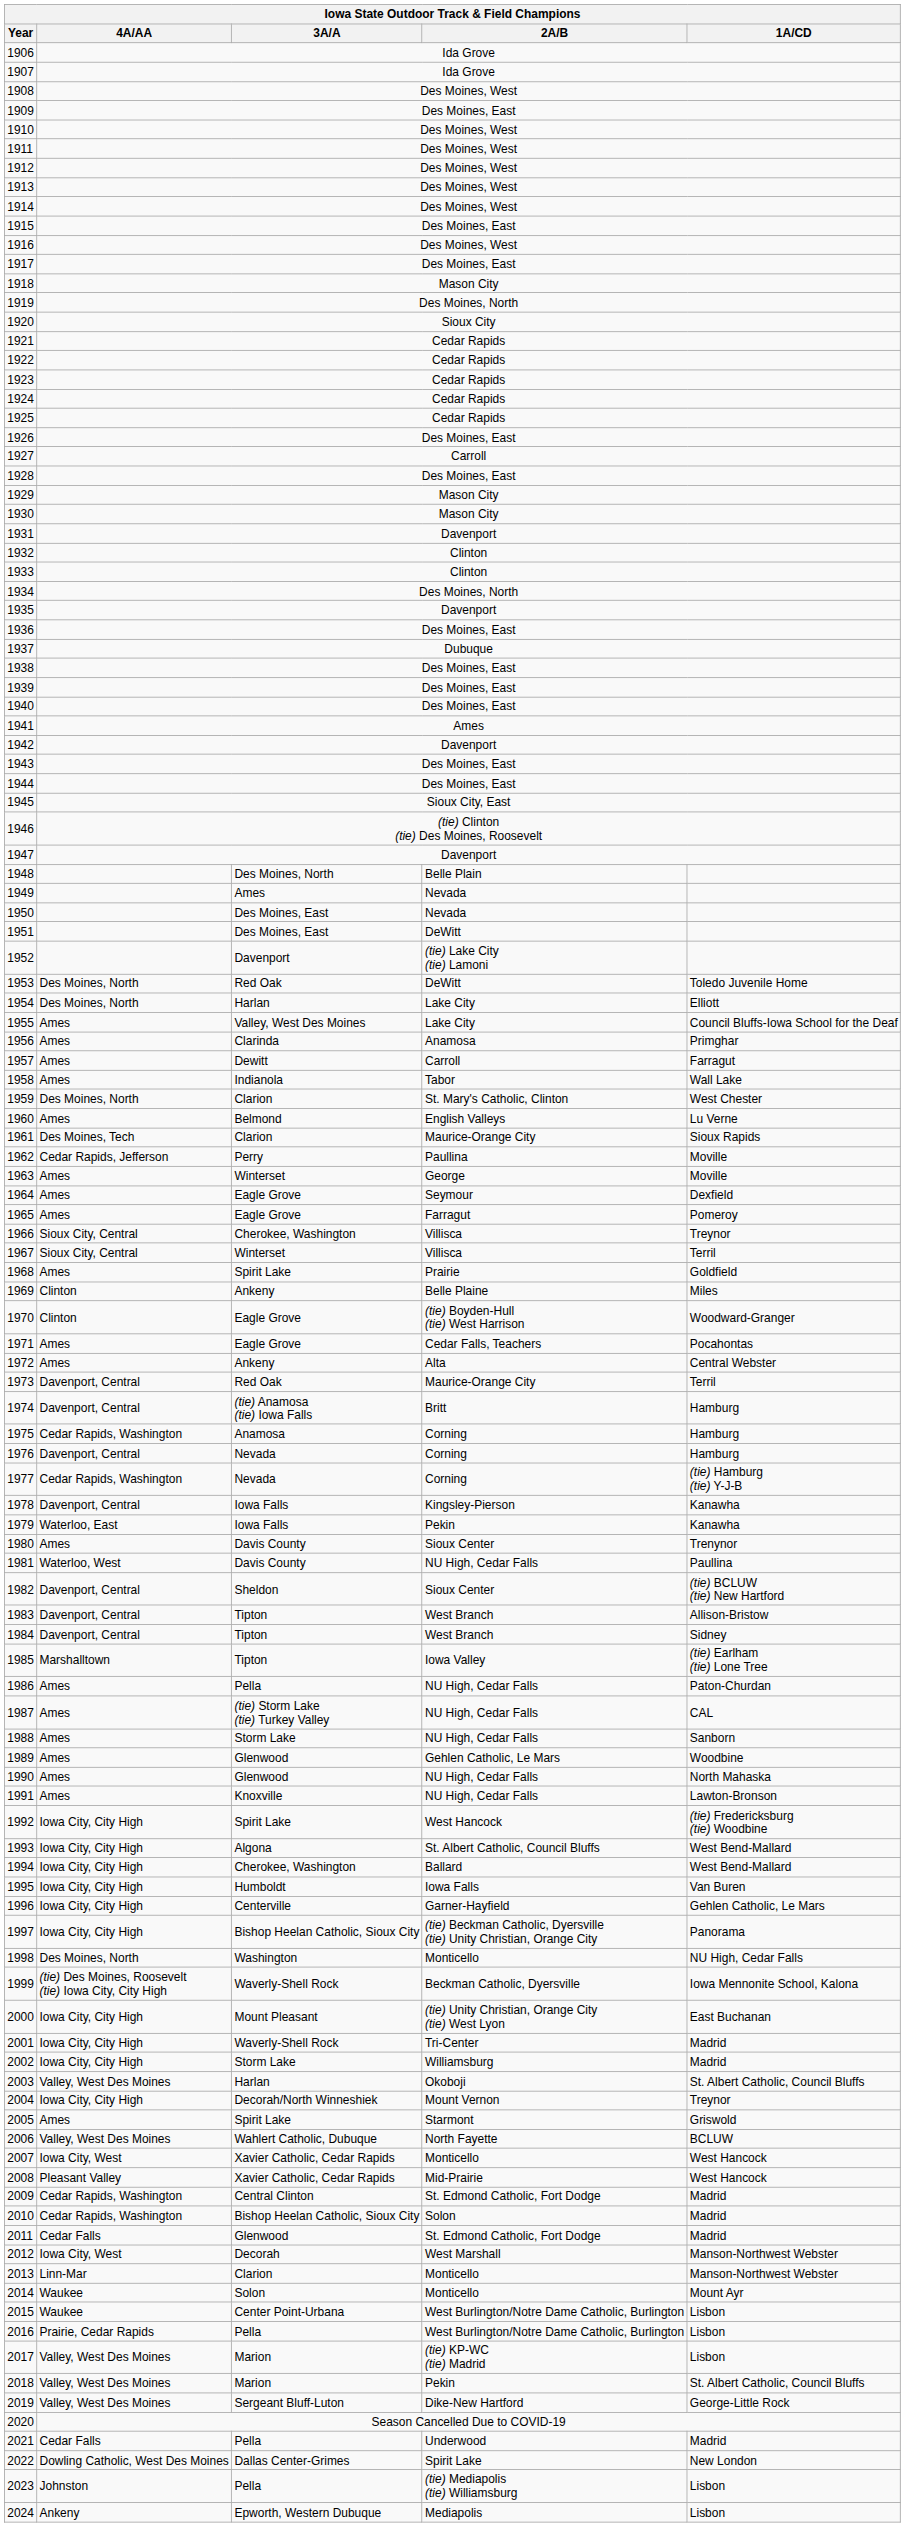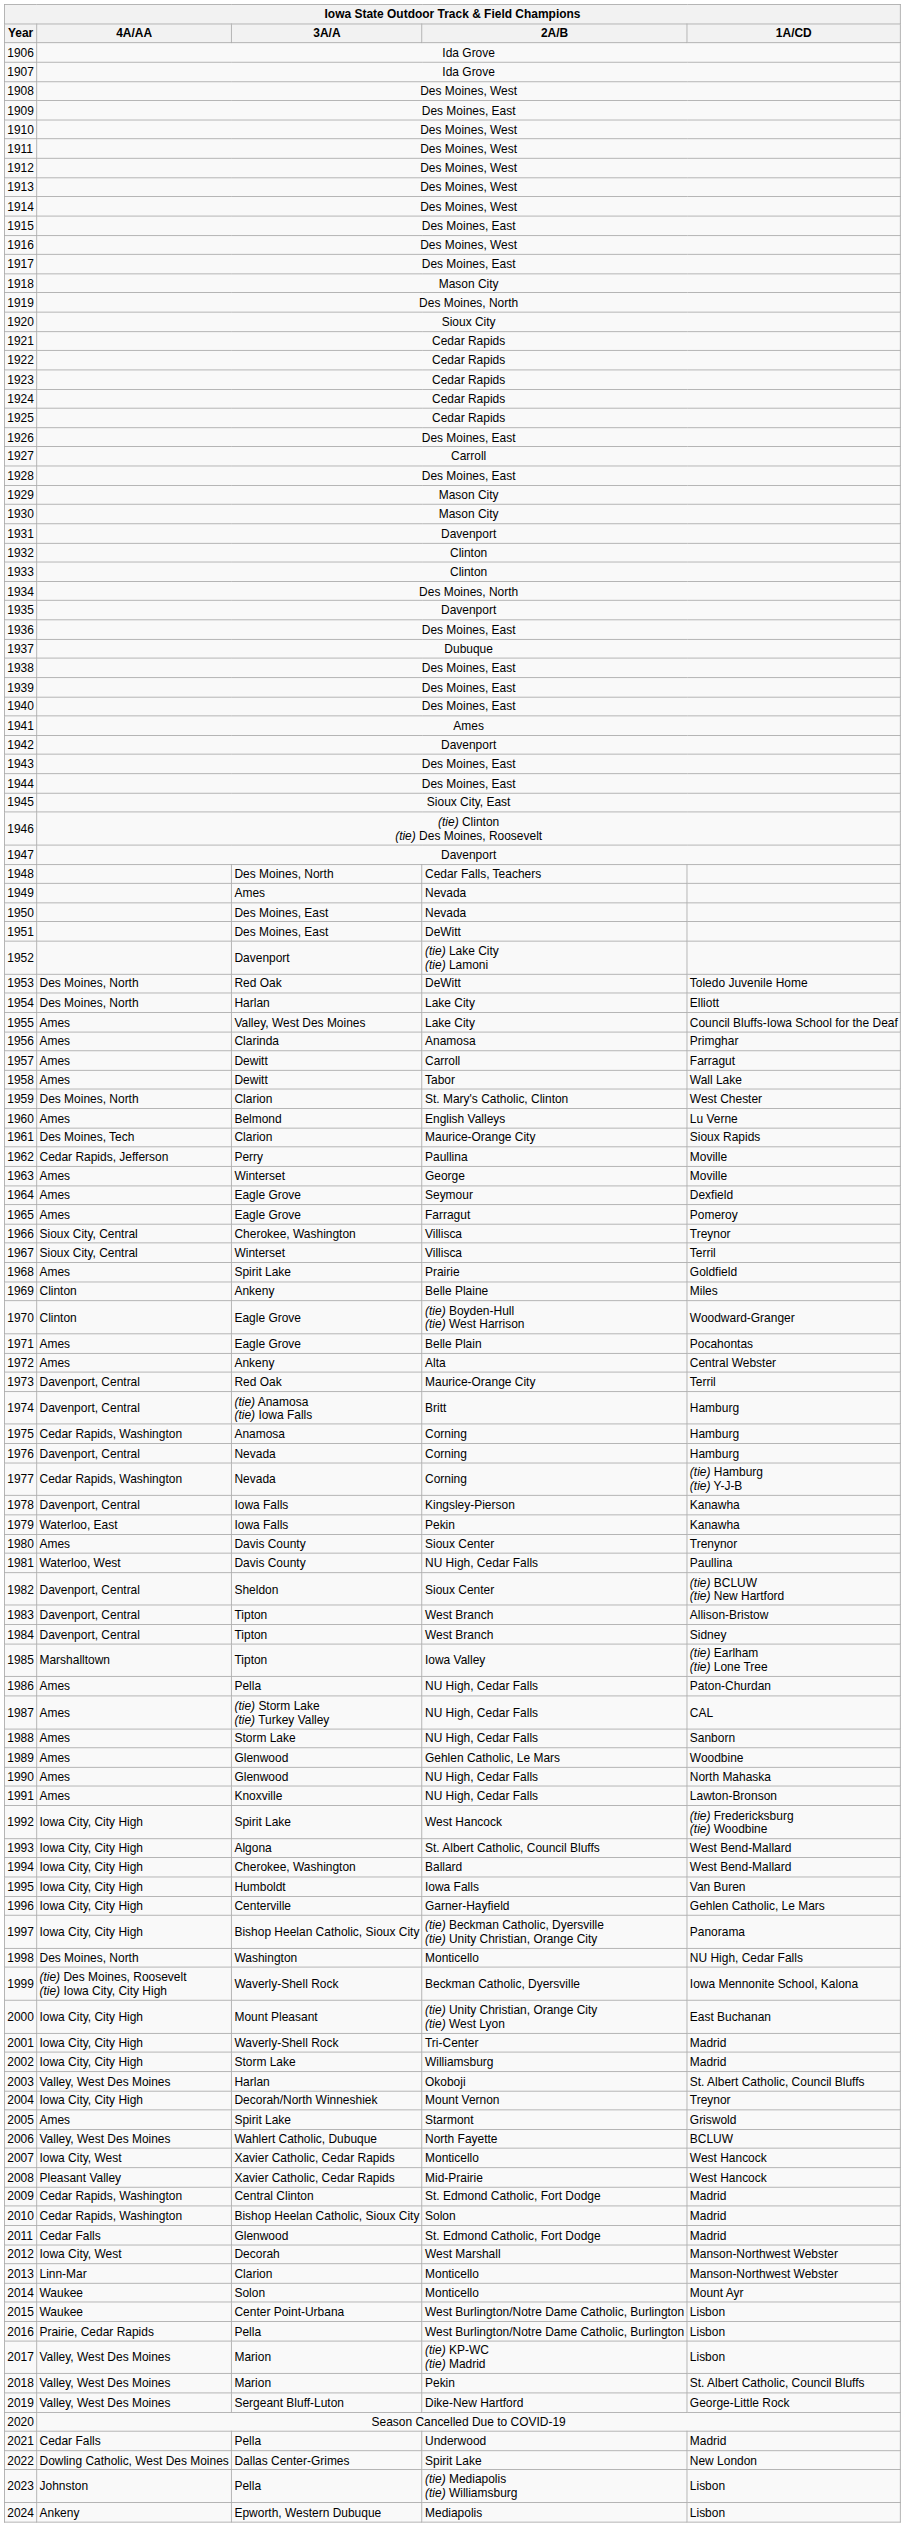(453, 874) Belle Plain -> (483, 874) Cedar Falls, Teachers
(259, 1080) Indianola -> (251, 1080) Dewitt
(483, 1343) Cedar Falls, Teachers -> (453, 1343) Belle Plain
